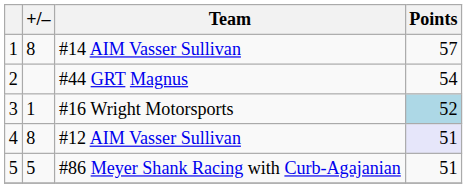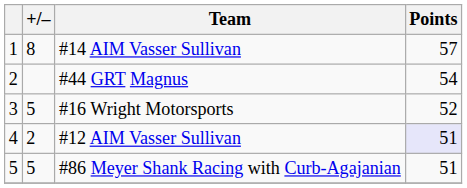(31, 109) 1 -> (31, 109) 5
(448, 109) lightblue background -> (448, 109) no background
(31, 138) 8 -> (31, 138) 2
